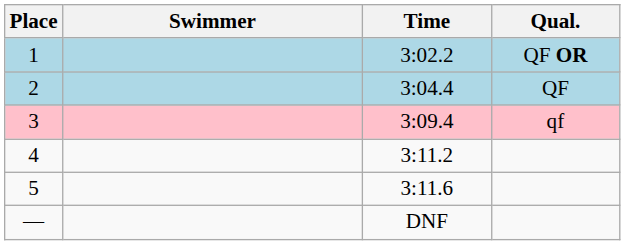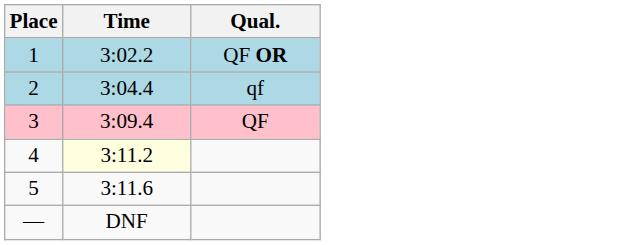- column: (213, 21)
(555, 88) QF -> (255, 88) qf
(555, 121) qf -> (255, 121) QF
(427, 155) no background -> (127, 155) lightyellow background
